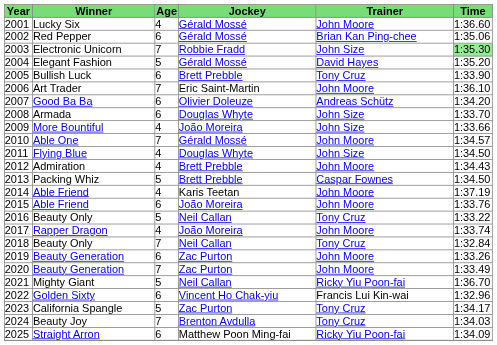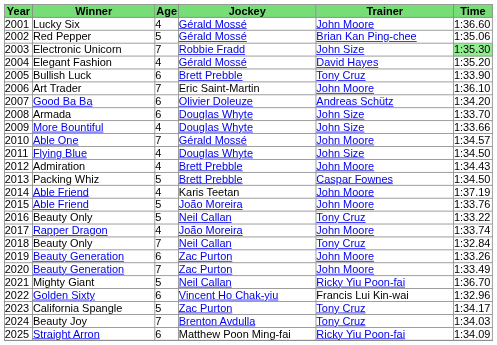(158, 37) 6 -> (158, 37) 5
(158, 63) 5 -> (158, 63) 4
(211, 127) João Moreira -> (216, 127) Douglas Whyte
(158, 205) 6 -> (158, 205) 5
